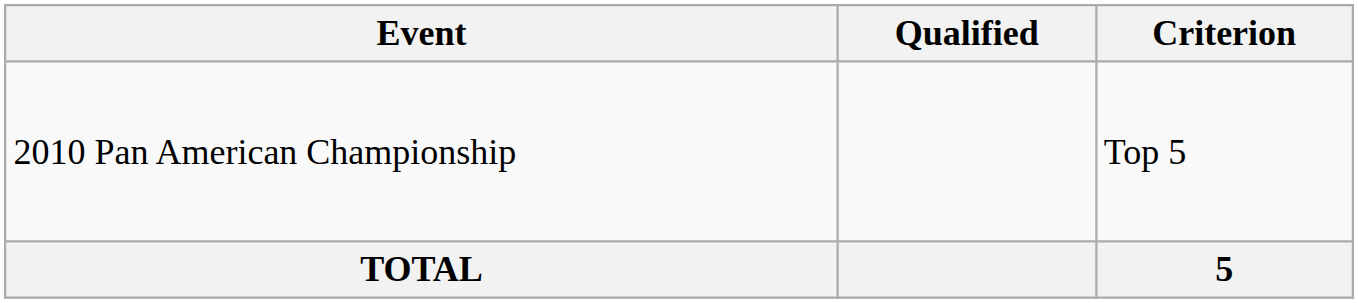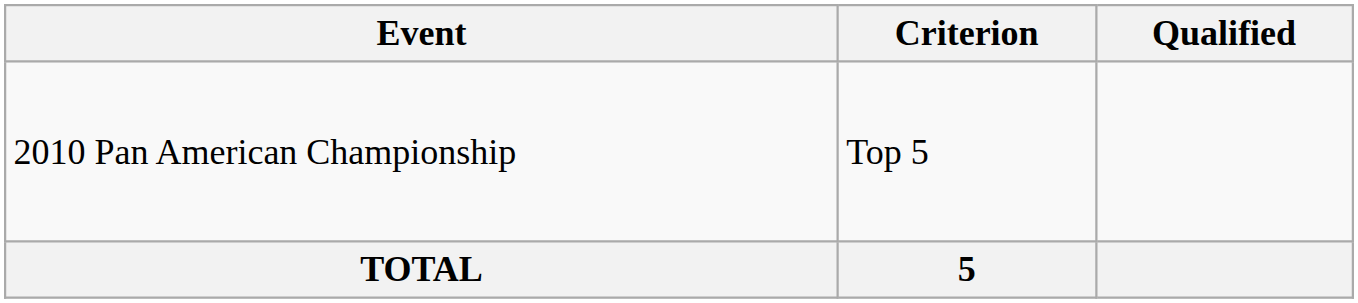columns swapped: (1224, 33) <-> (967, 33)
